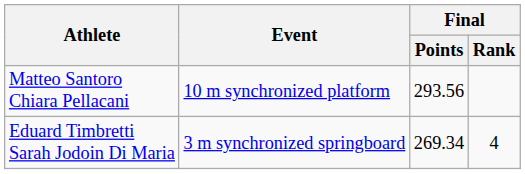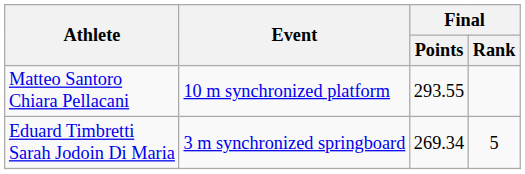(439, 91) 293.56 -> (439, 91) 293.55
(494, 142) 4 -> (494, 142) 5
